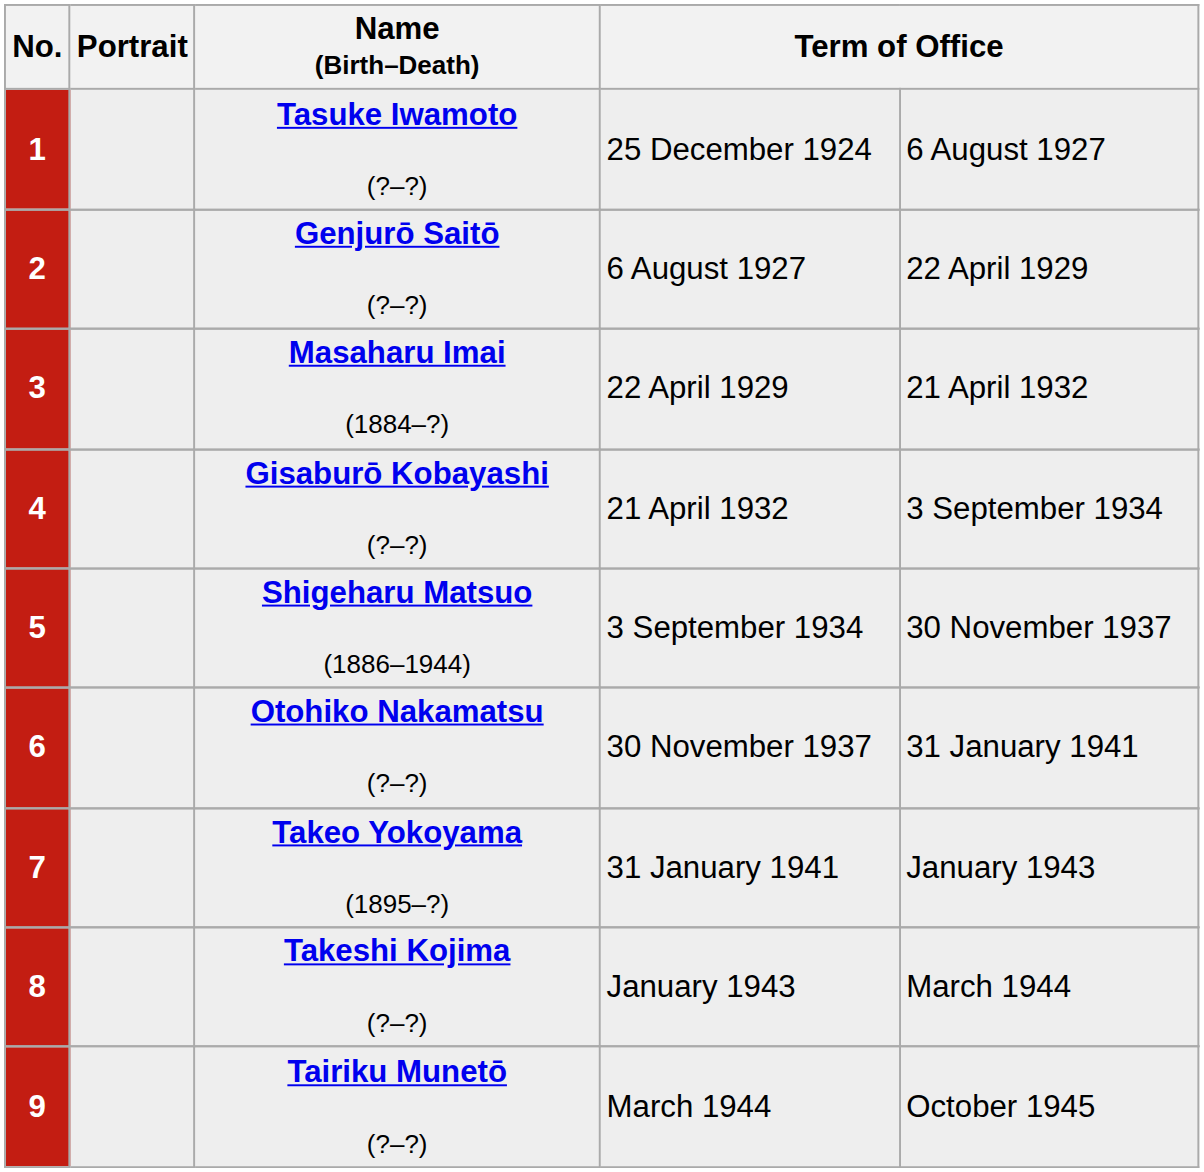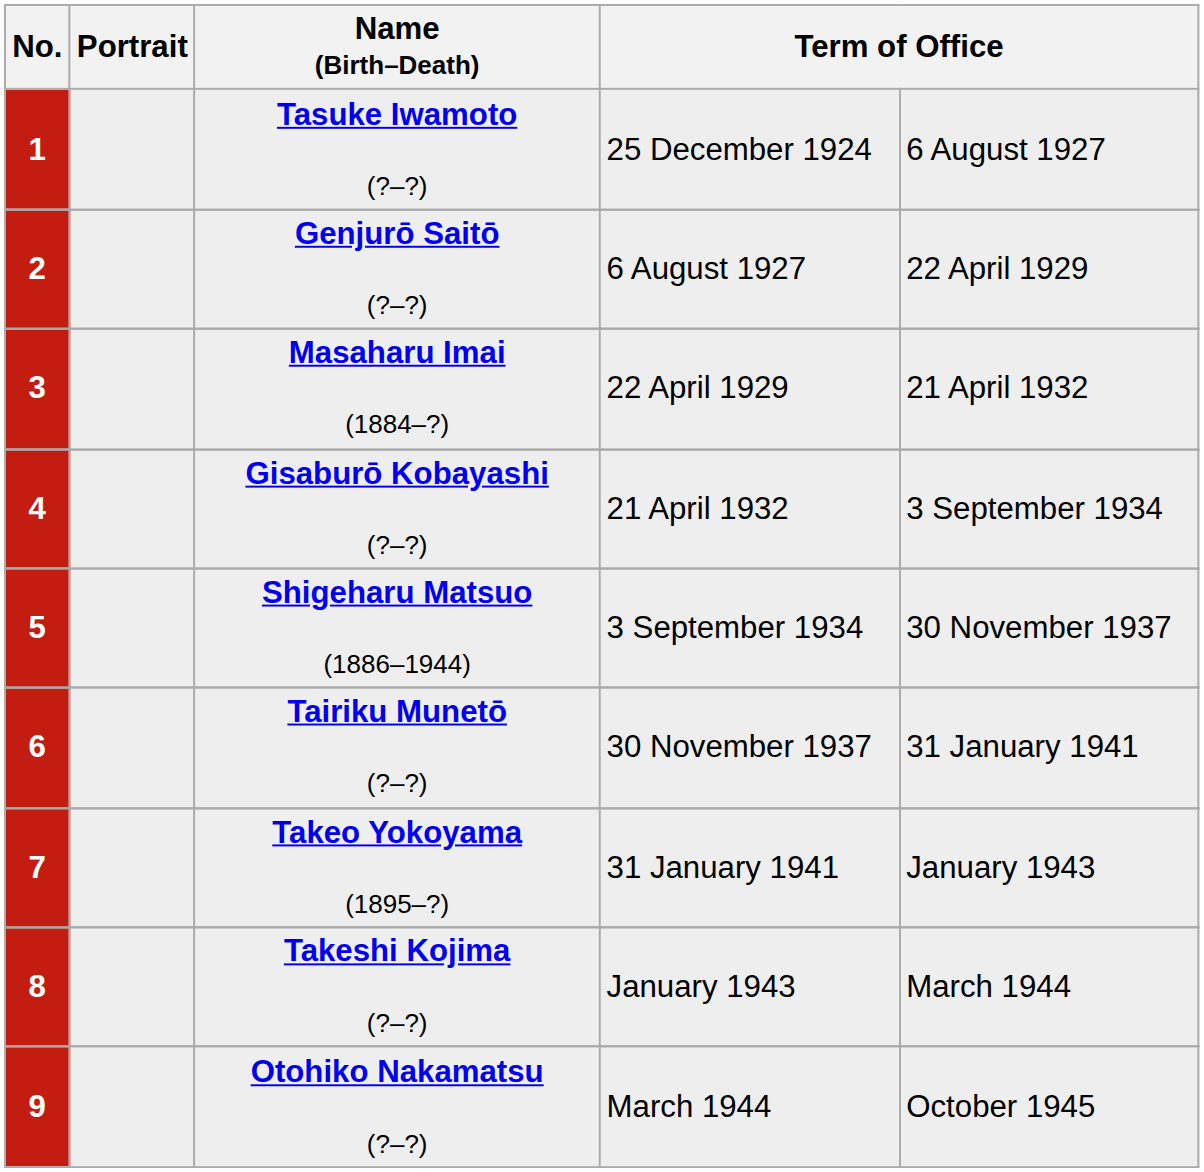(397, 747) Otohiko Nakamatsu (?–?) -> (397, 747) Tairiku Munetō (?–?)
(397, 1106) Tairiku Munetō (?–?) -> (397, 1106) Otohiko Nakamatsu (?–?)
